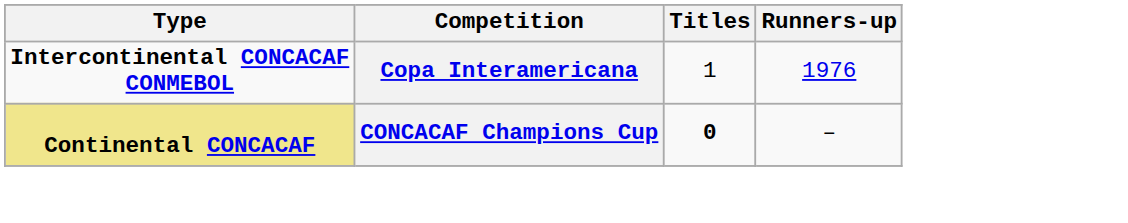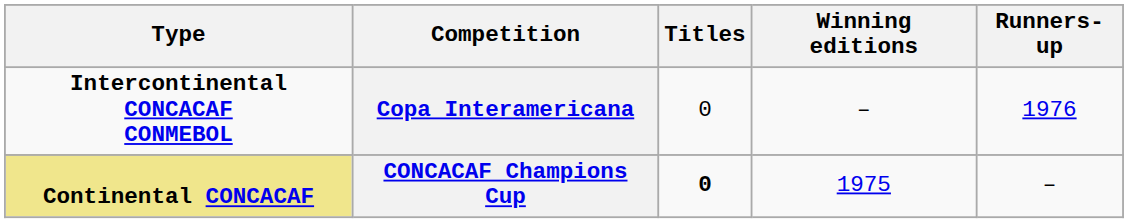+ column: (864, 36)
(710, 73) 1 -> (705, 111) 0
